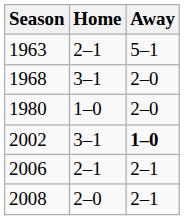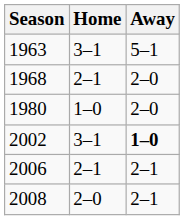(87, 49) 2–1 -> (87, 49) 3–1
(87, 79) 3–1 -> (87, 79) 2–1
